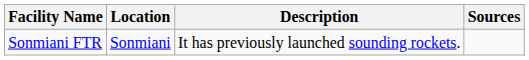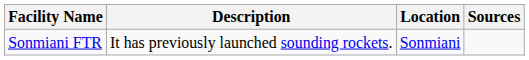columns swapped: (140, 17) <-> (319, 17)
